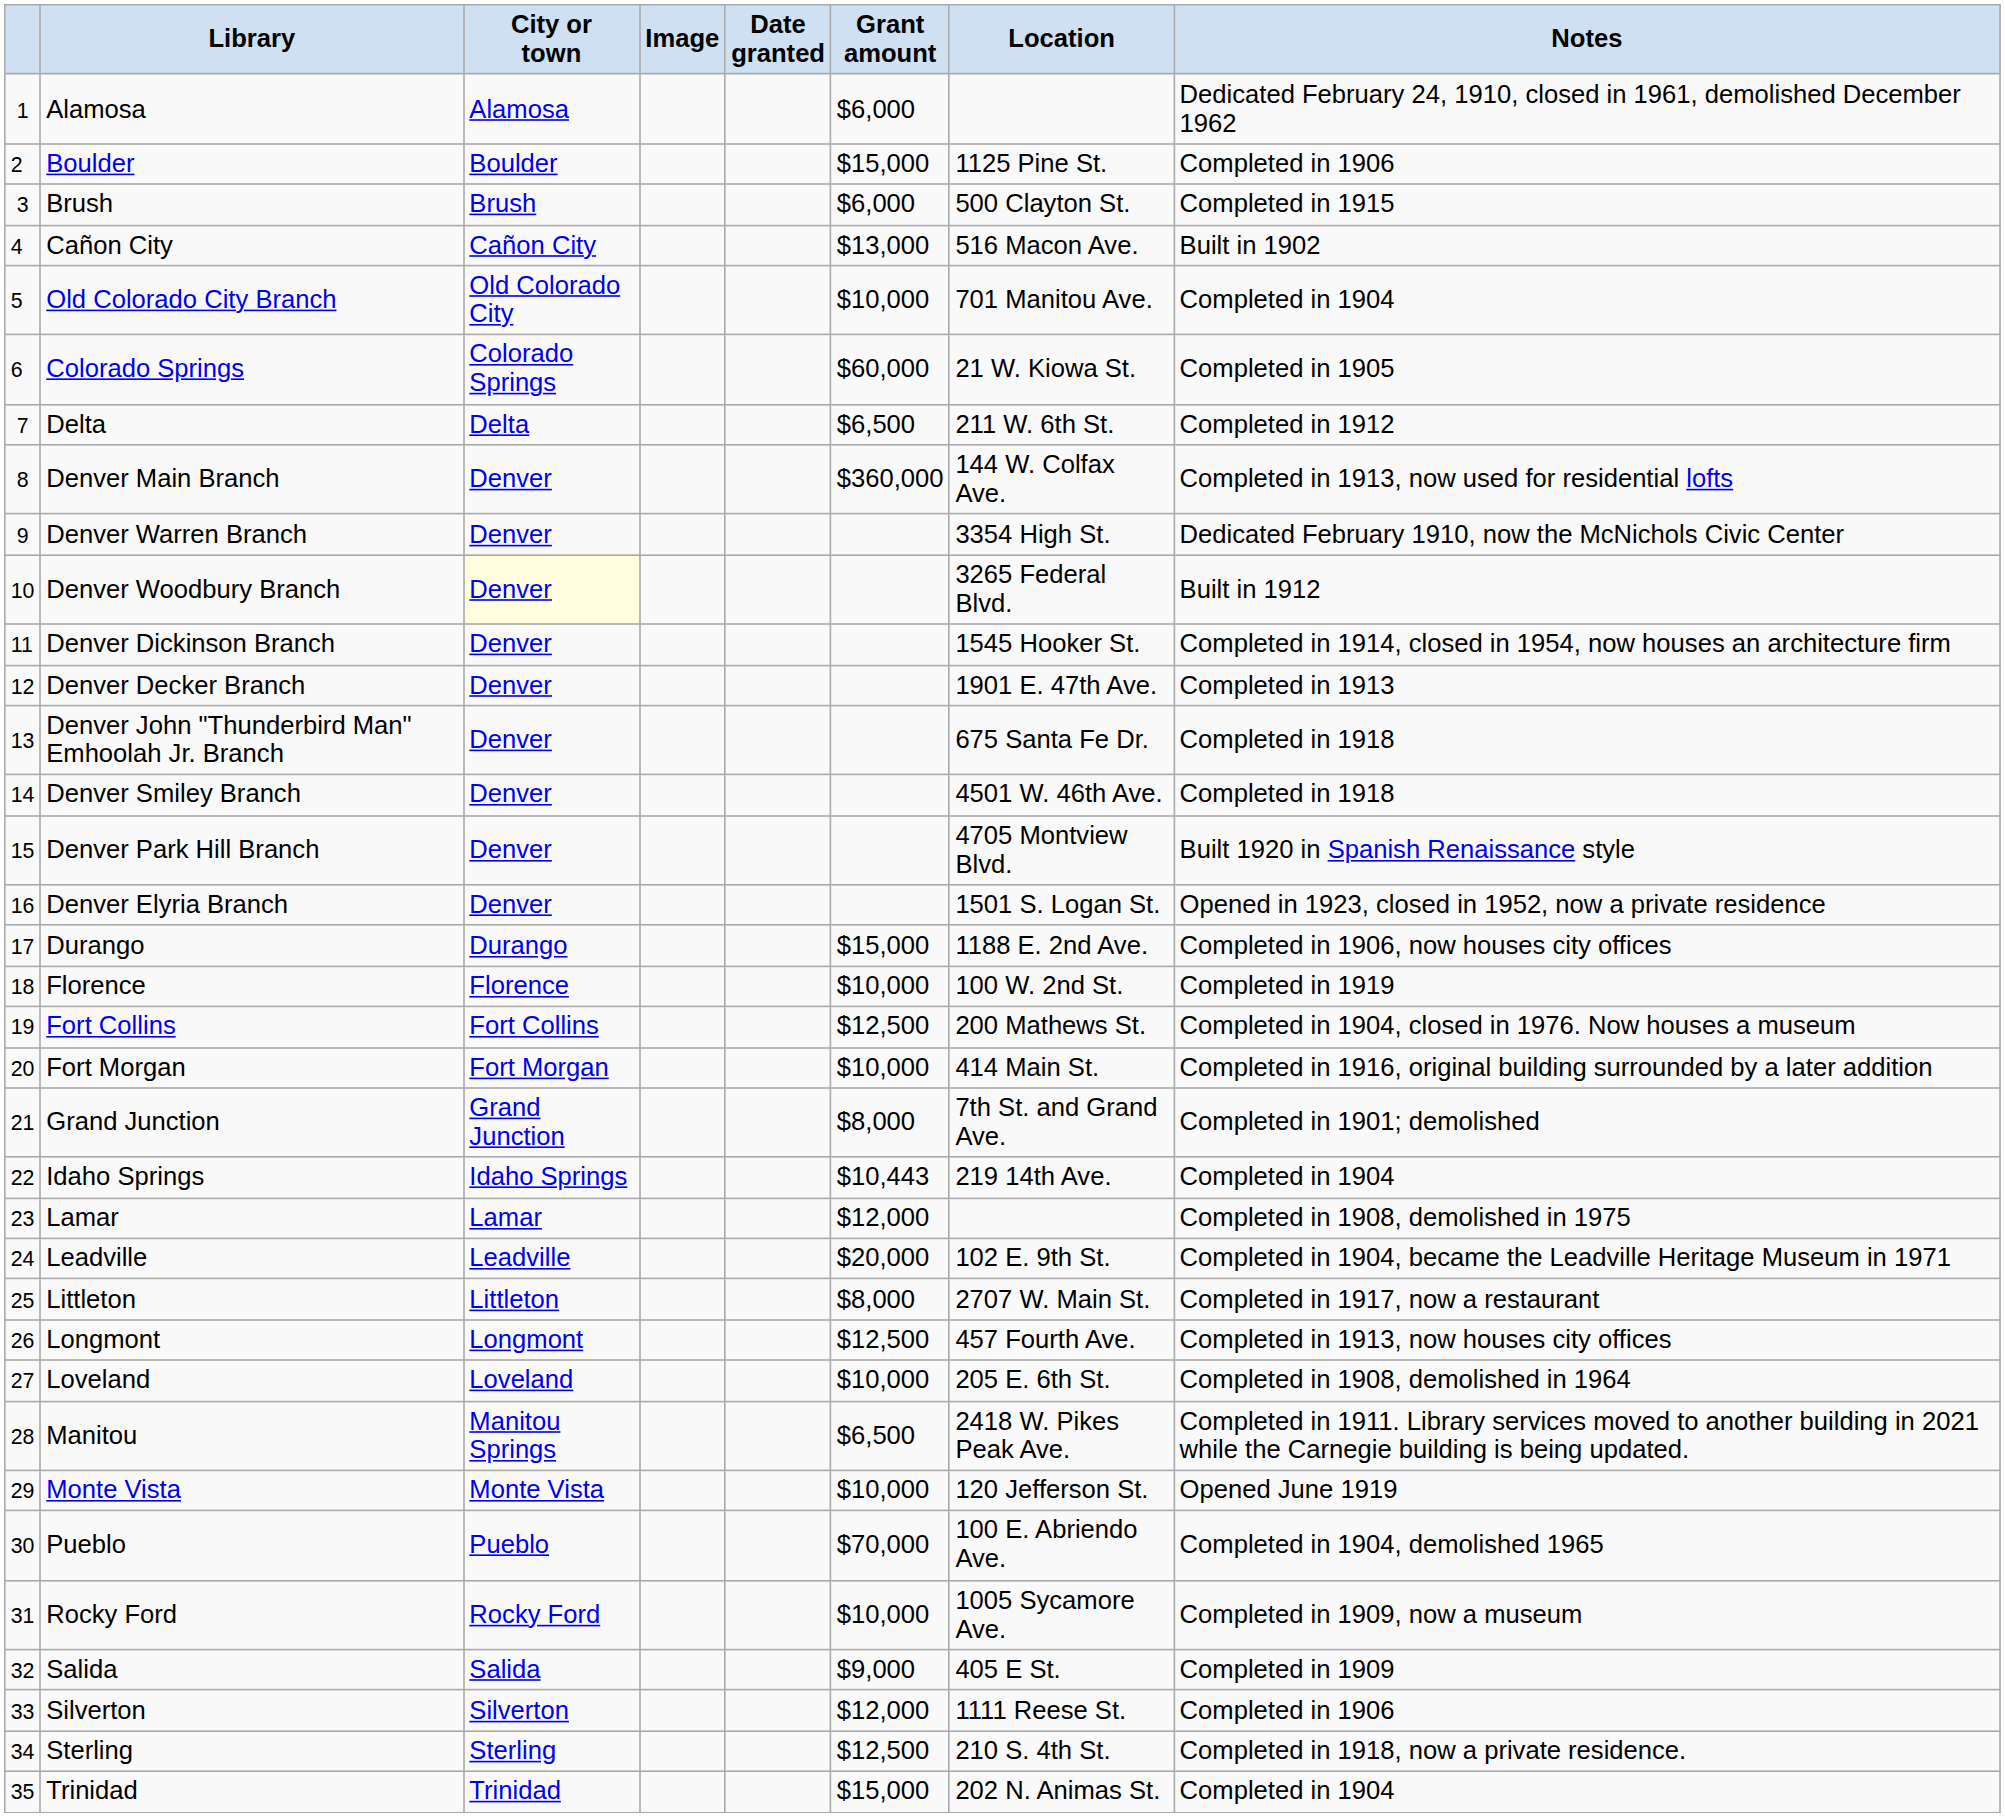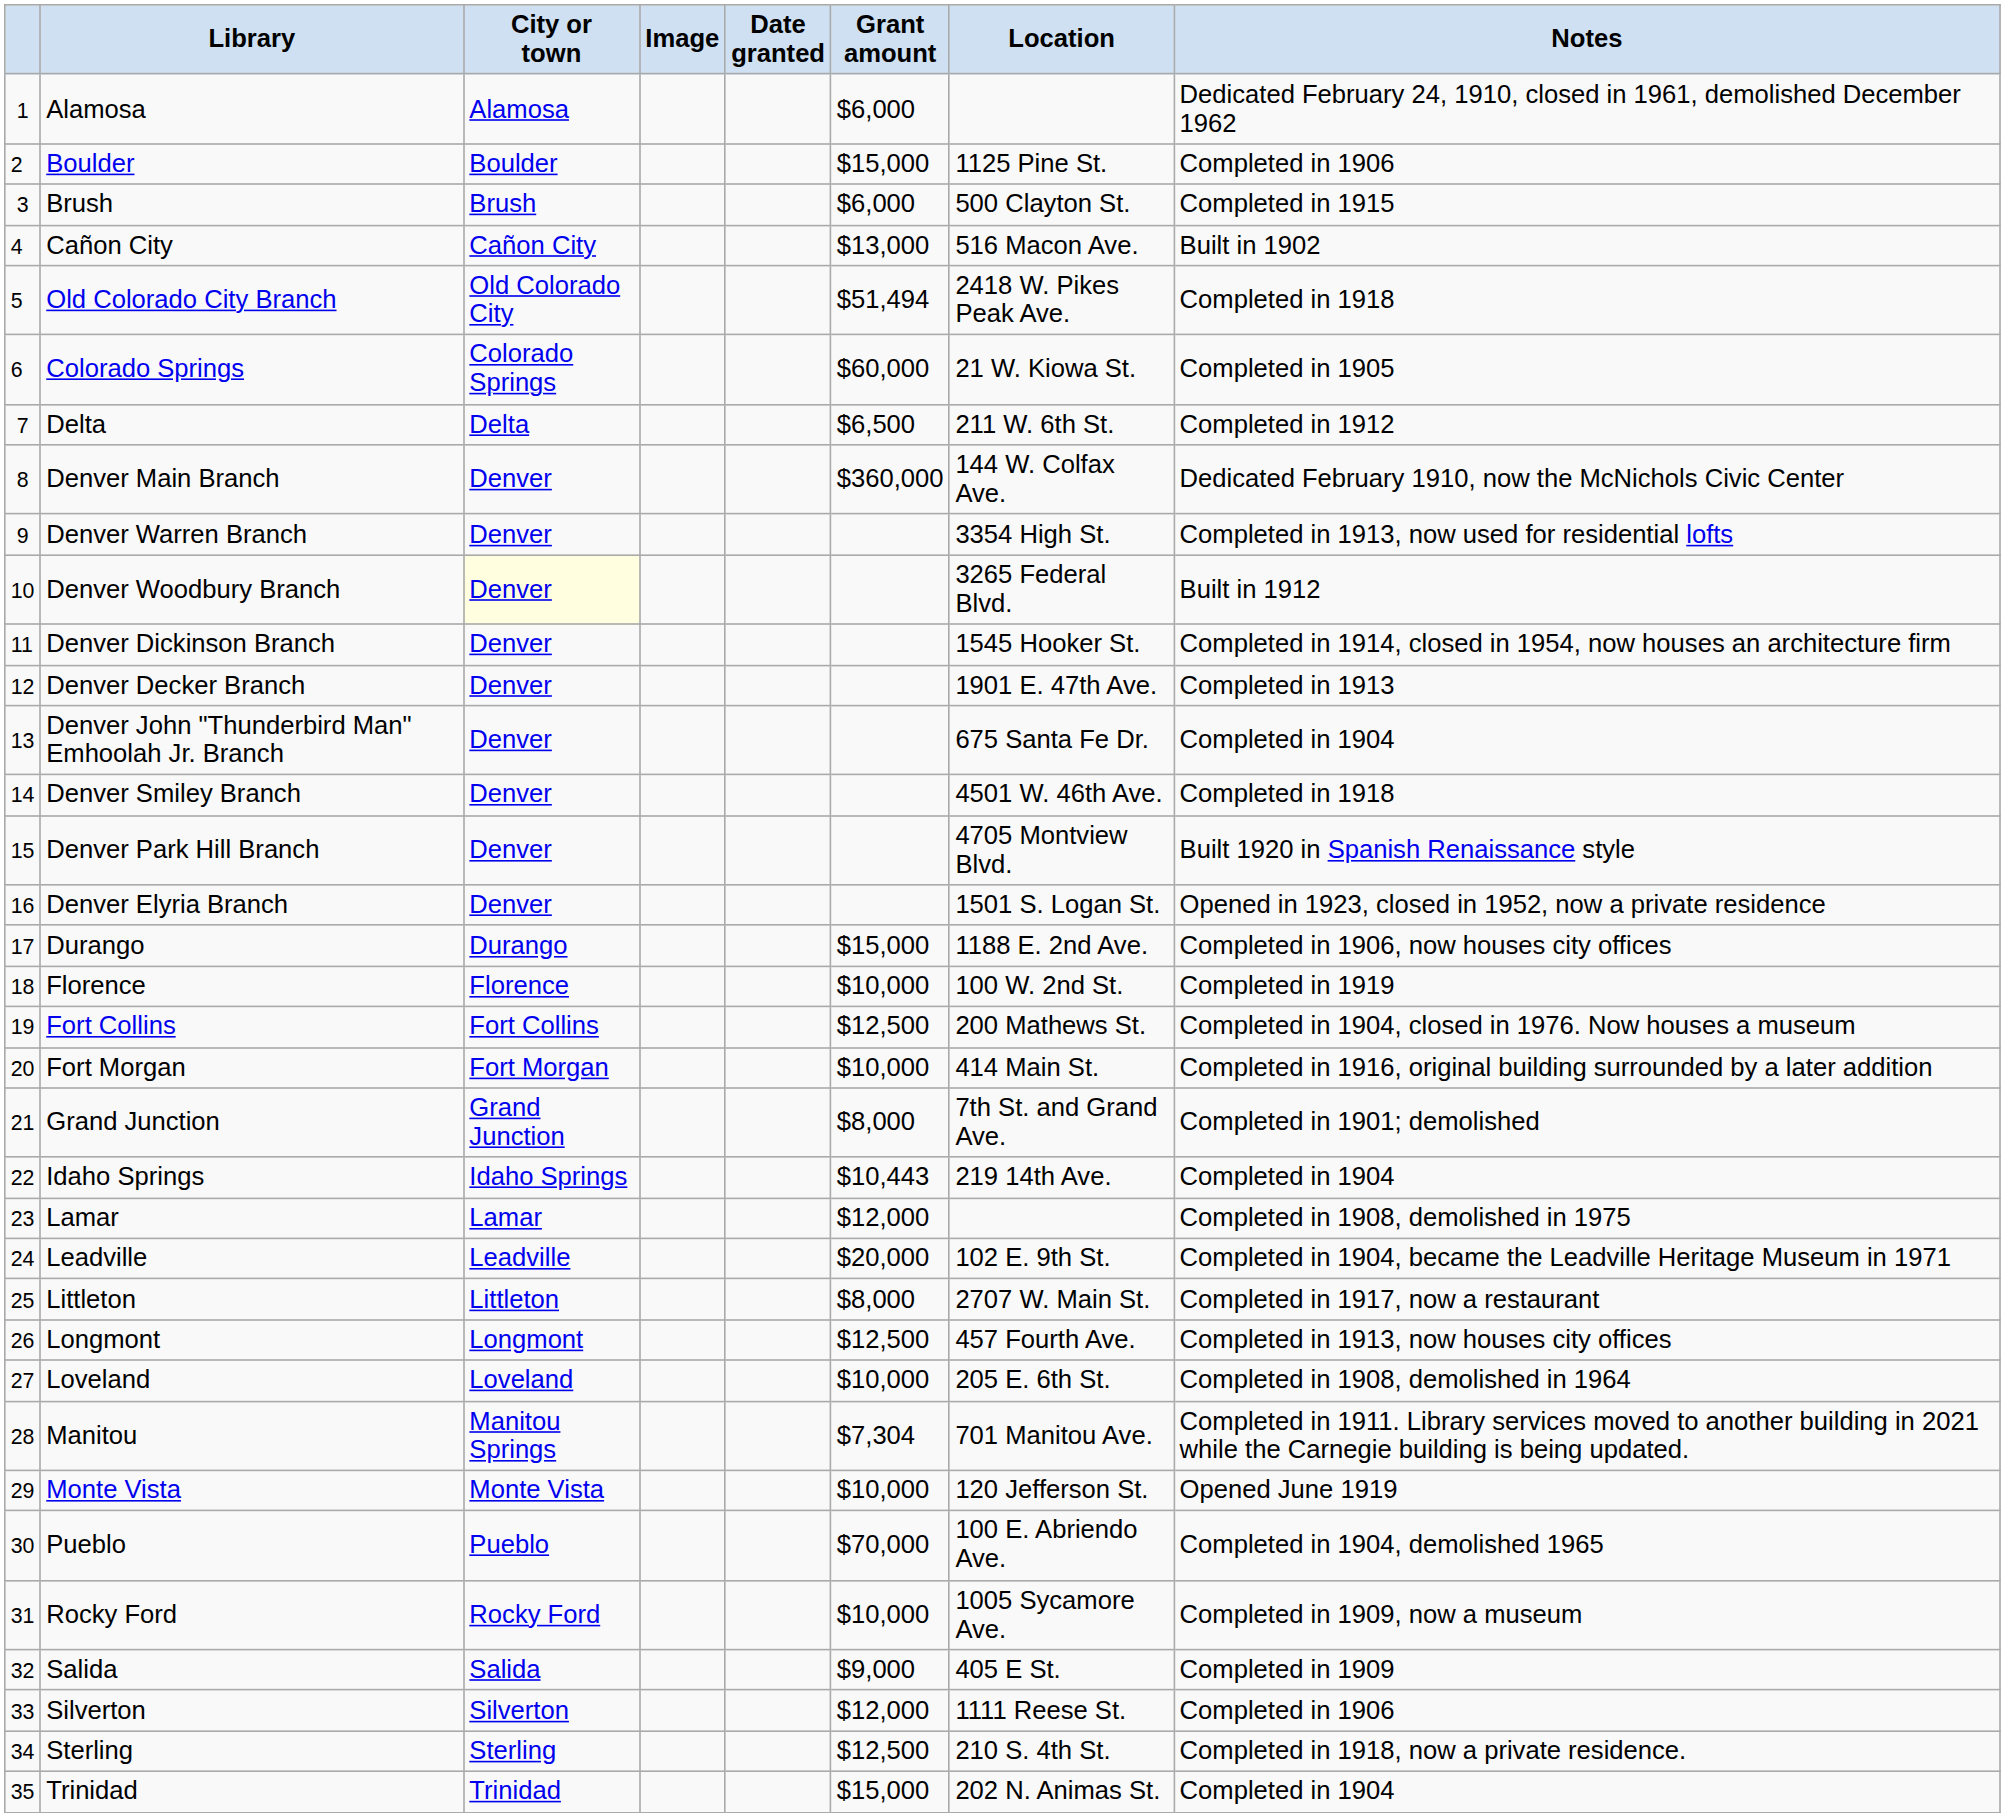(883, 299) $10,000 -> (883, 299) $51,494
(1054, 299) 701 Manitou Ave. -> (1037, 299) 2418 W. Pikes Peak Ave.
(1287, 299) Completed in 1904 -> (1287, 299) Completed in 1918
(1456, 479) Completed in 1913, now used for residential lofts -> (1512, 479) Dedicated February 1910, now the McNichols Civic Center
(1512, 534) Dedicated February 1910, now the McNichols Civic Center -> (1456, 534) Completed in 1913, now used for residential lofts
(1287, 739) Completed in 1918 -> (1287, 739) Completed in 1904
(876, 1435) $6,500 -> (876, 1435) $7,304
(1037, 1435) 2418 W. Pikes Peak Ave. -> (1054, 1435) 701 Manitou Ave.
